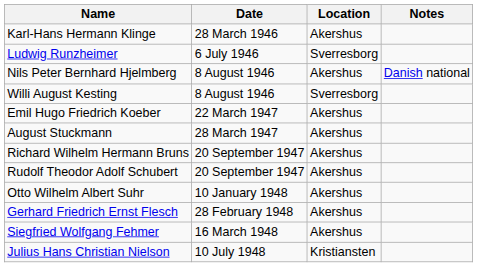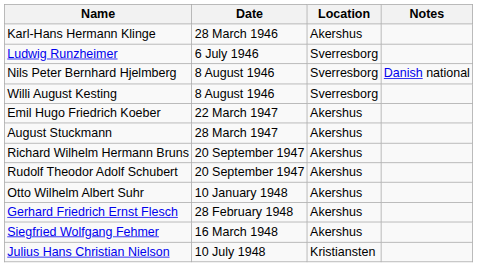(336, 73) Akershus -> (344, 73) Sverresborg
